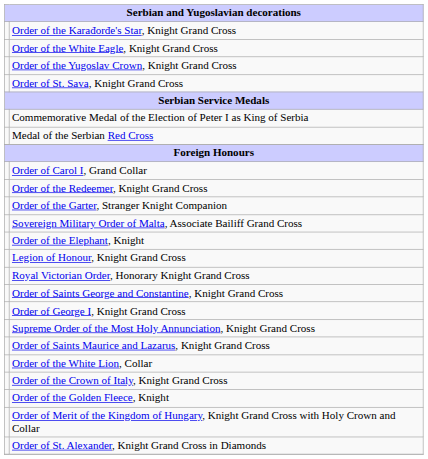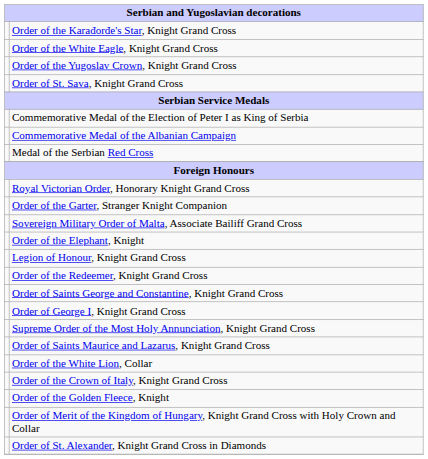+ row: (124, 135)
- row: (79, 170)
rows swapped: (131, 275) <-> (110, 188)
